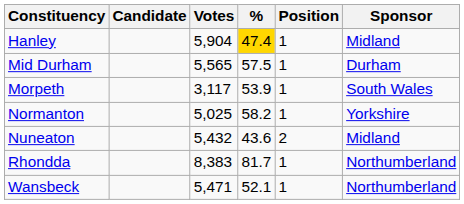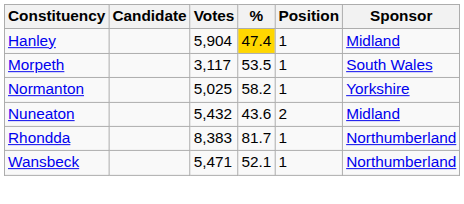- row: (50, 65)
(256, 89) 53.9 -> (256, 65) 53.5
